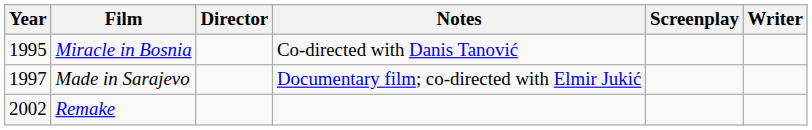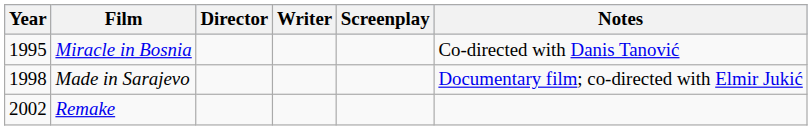columns swapped: (775, 19) <-> (459, 19)
(28, 79) 1997 -> (28, 79) 1998
